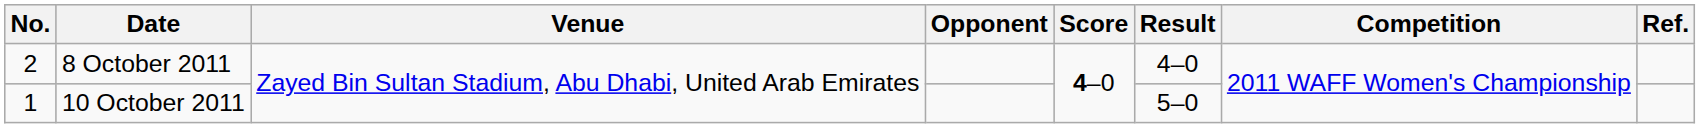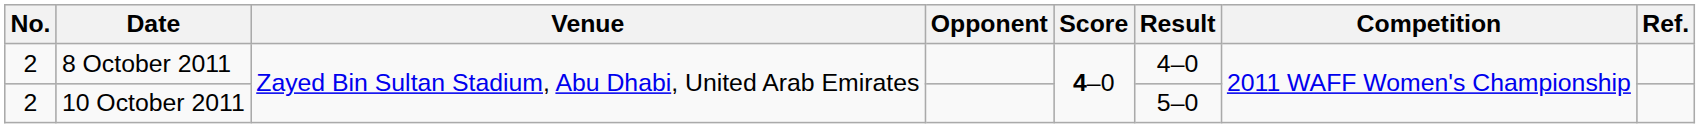(30, 102) 1 -> (30, 102) 2
